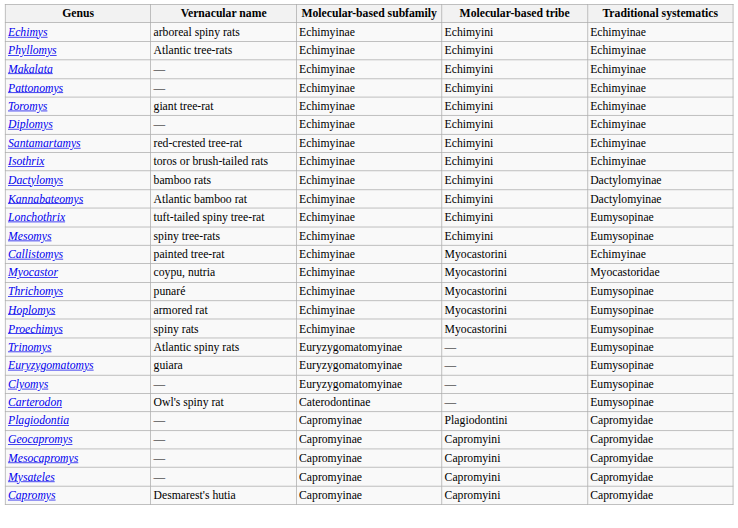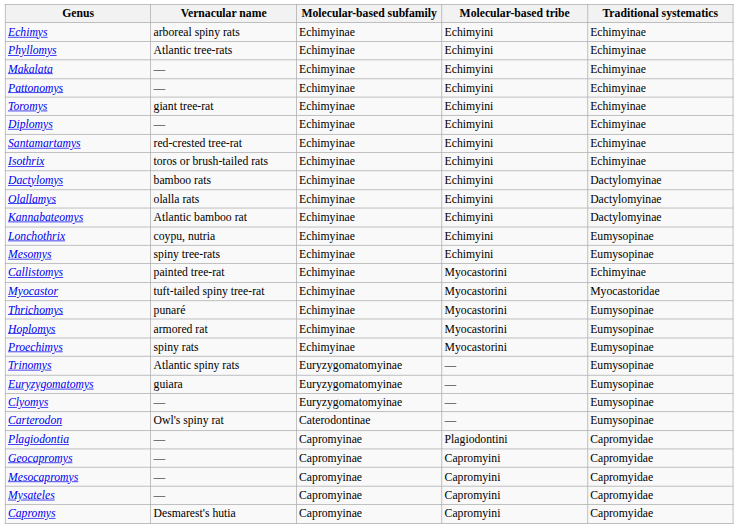+ row: (32, 198)
(209, 217) tuft-tailed spiny tree-rat -> (184, 236) coypu, nutria
(184, 273) coypu, nutria -> (209, 291) tuft-tailed spiny tree-rat
